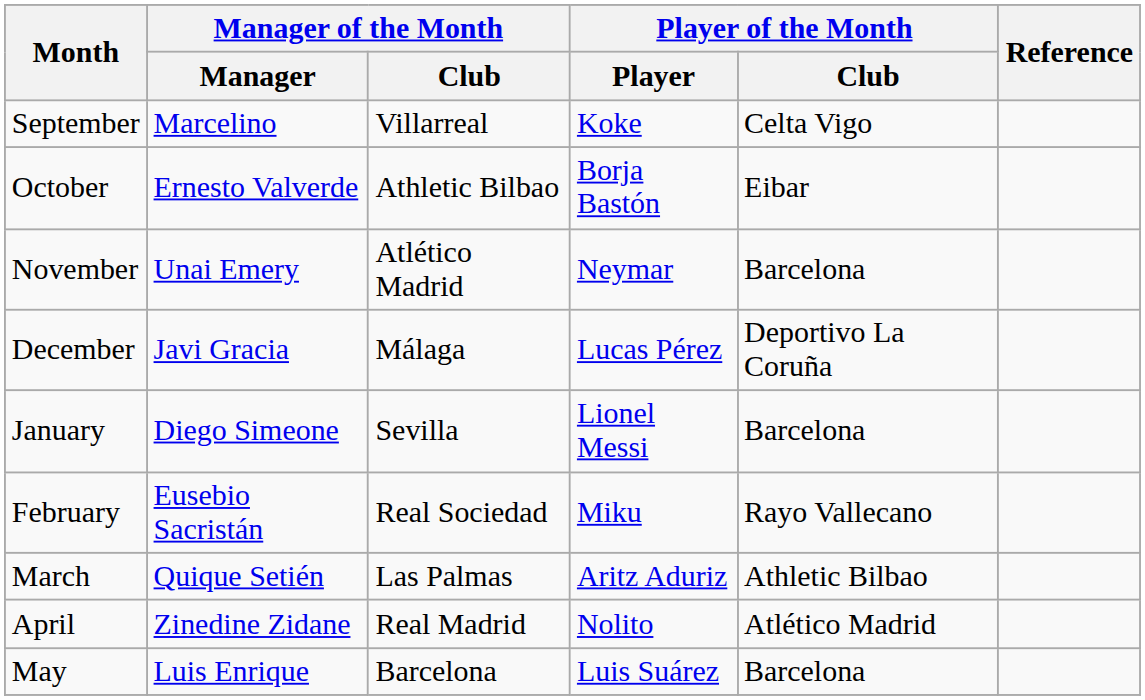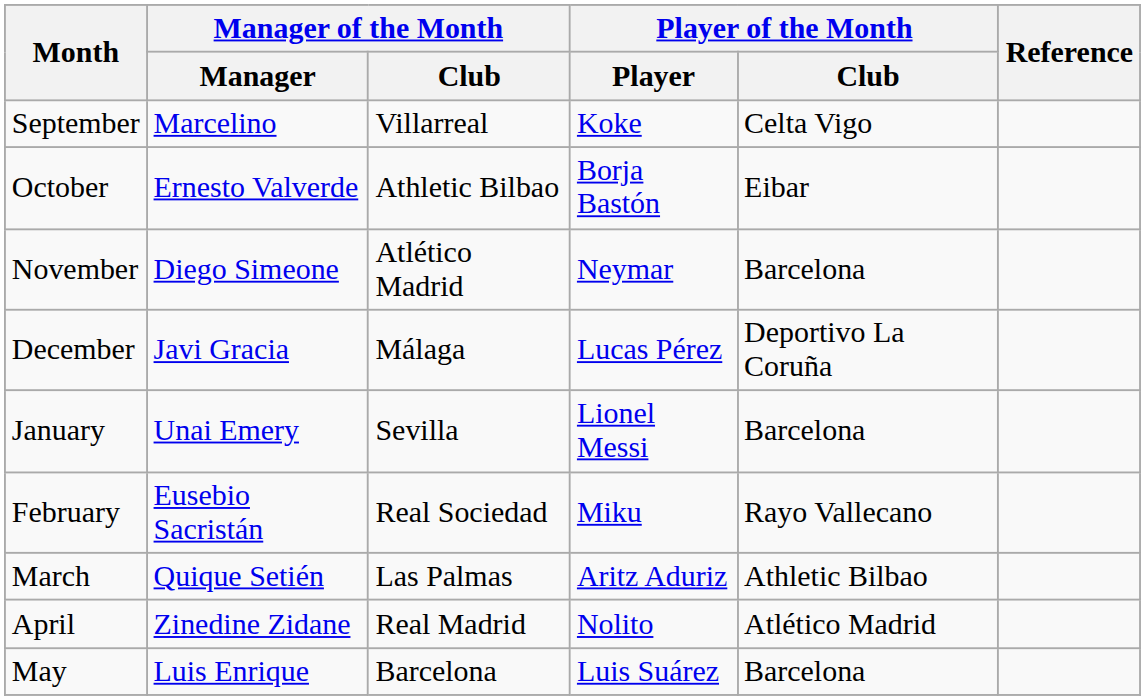(226, 268) Unai Emery -> (246, 268) Diego Simeone
(246, 430) Diego Simeone -> (226, 430) Unai Emery
